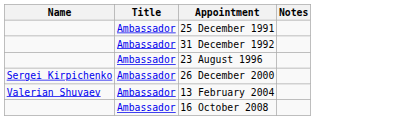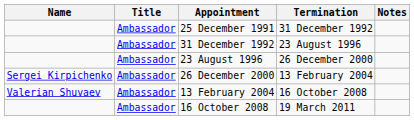+ column: (326, 12)
